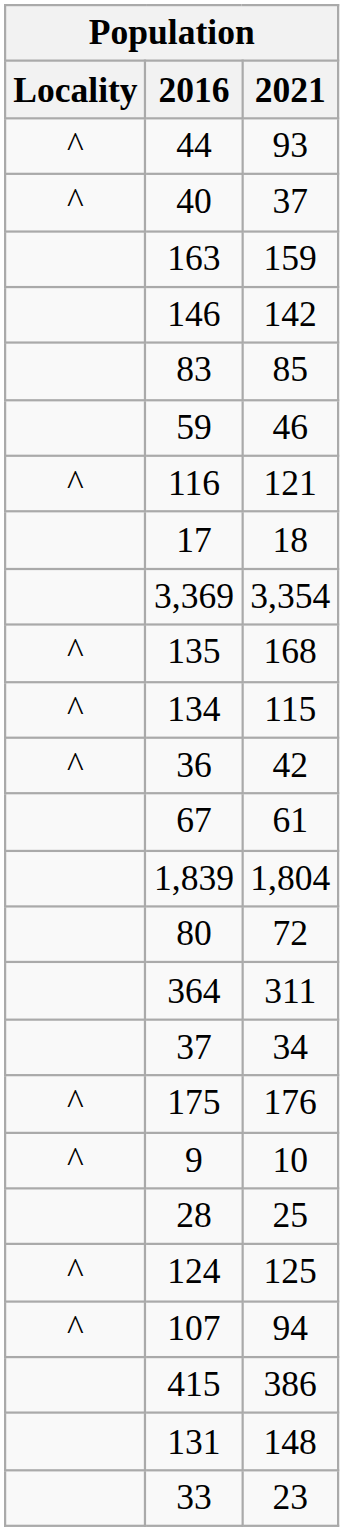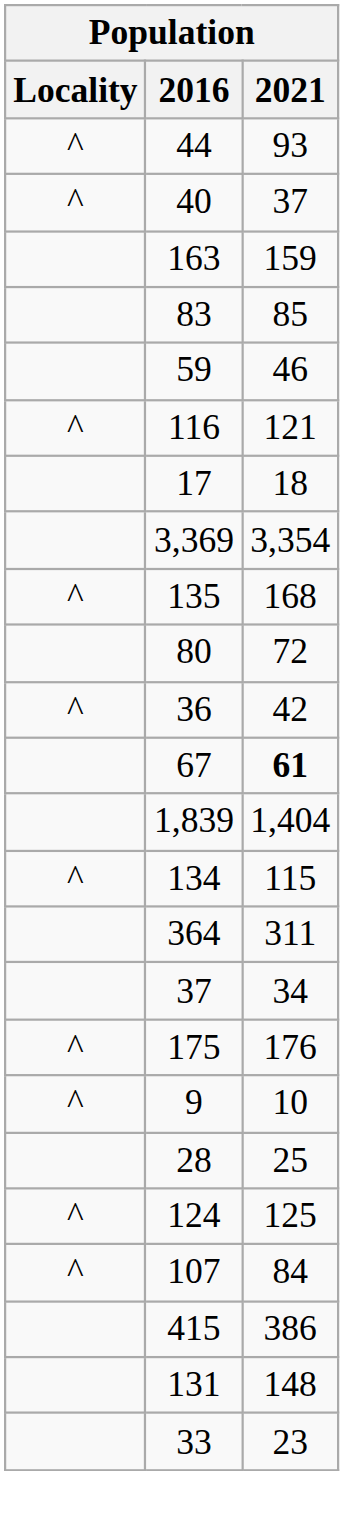- row: (194, 314)
rows swapped: (194, 708) <-> (194, 933)
(290, 821) normal -> (290, 764) bold
(290, 877) 1,804 -> (290, 821) 1,404
(290, 1328) 94 -> (290, 1271) 84
